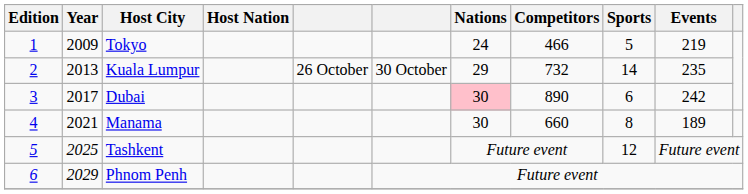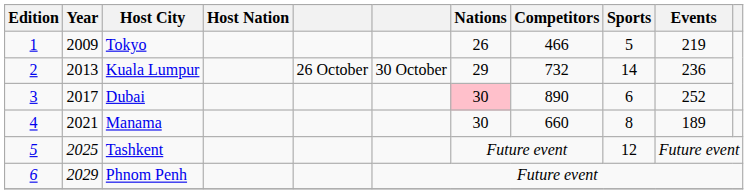(481, 44) 24 -> (481, 44) 26
(694, 70) 235 -> (694, 70) 236
(694, 97) 242 -> (694, 97) 252
